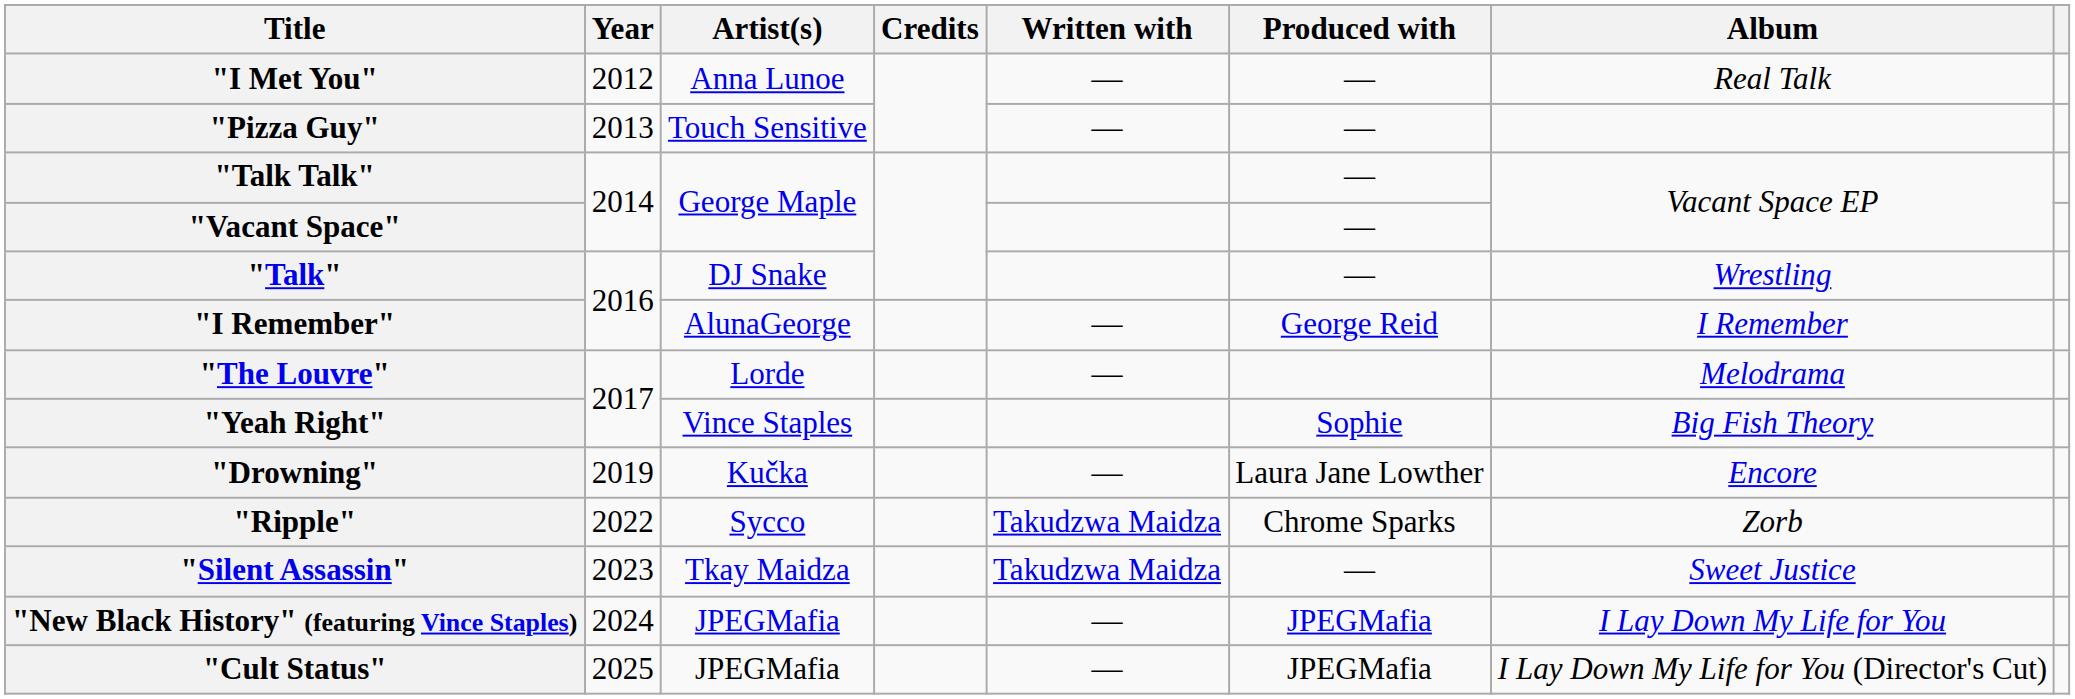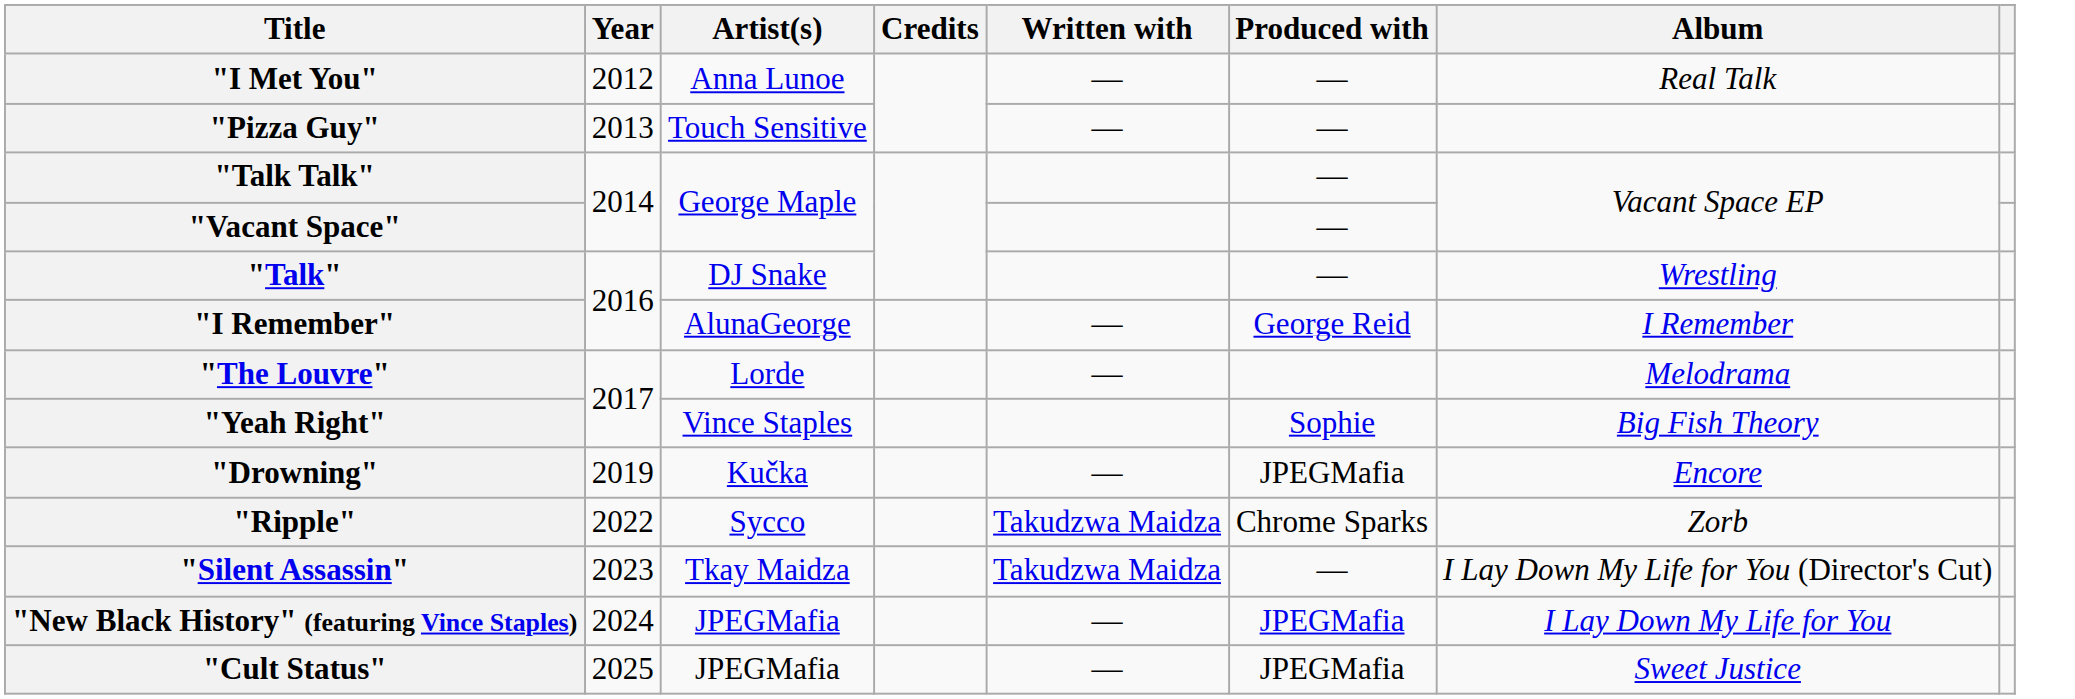(1359, 472) Laura Jane Lowther -> (1332, 472) JPEGMafia
(1772, 570) Sweet Justice -> (1718, 570) I Lay Down My Life for You (Director's Cut)
(1773, 669) I Lay Down My Life for You (Director's Cut) -> (1718, 669) Sweet Justice
